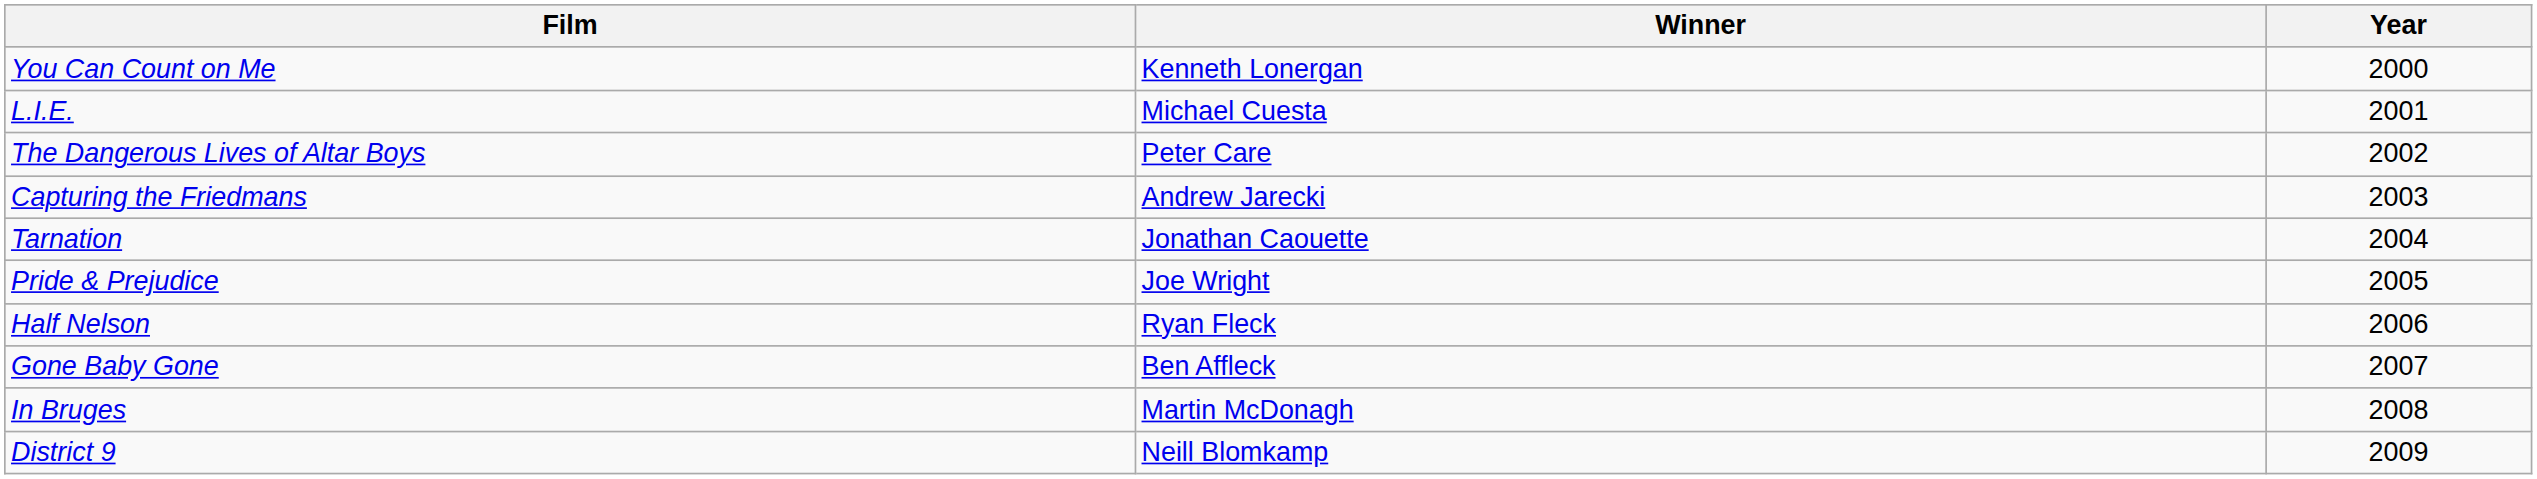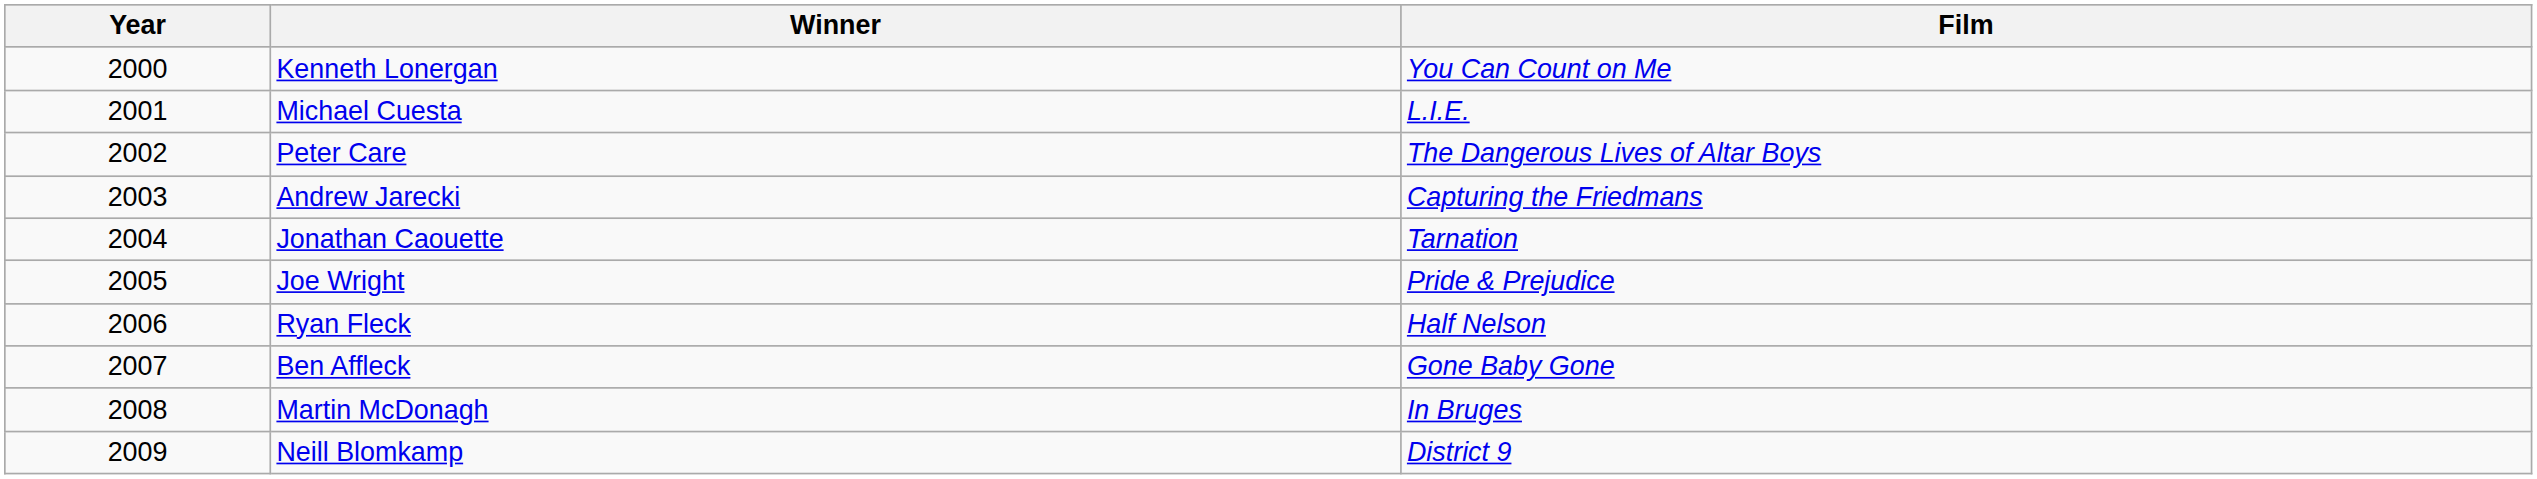columns swapped: (2398, 25) <-> (570, 25)
